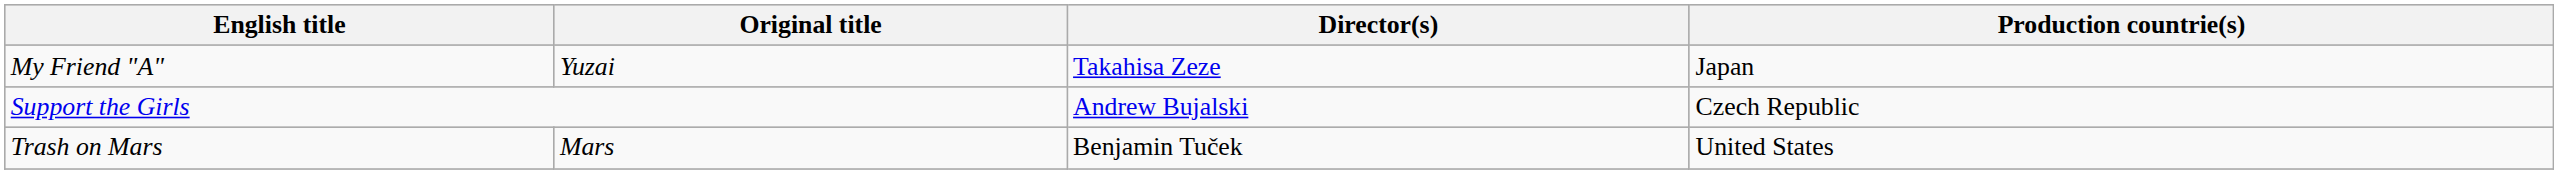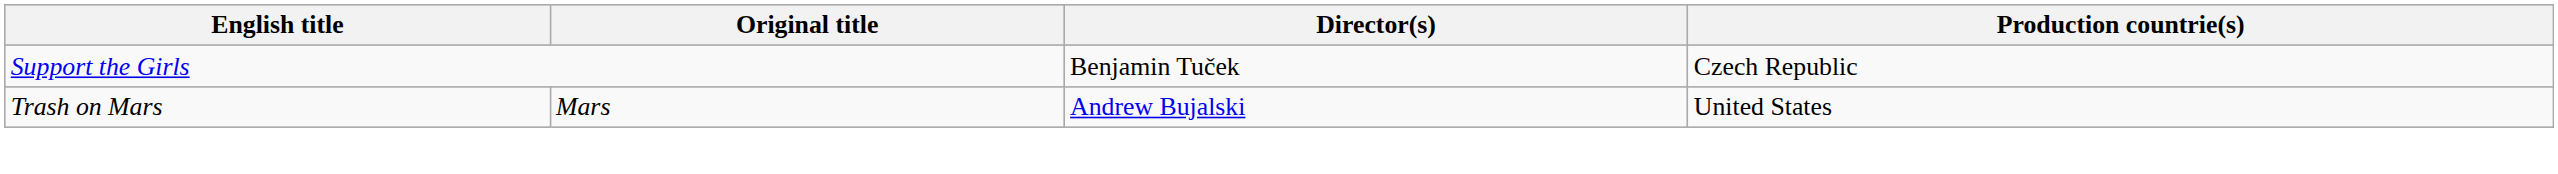- row: (87, 65)
(1161, 106) Andrew Bujalski -> (1155, 65) Benjamin Tuček
(1158, 147) Benjamin Tuček -> (1158, 106) Andrew Bujalski
